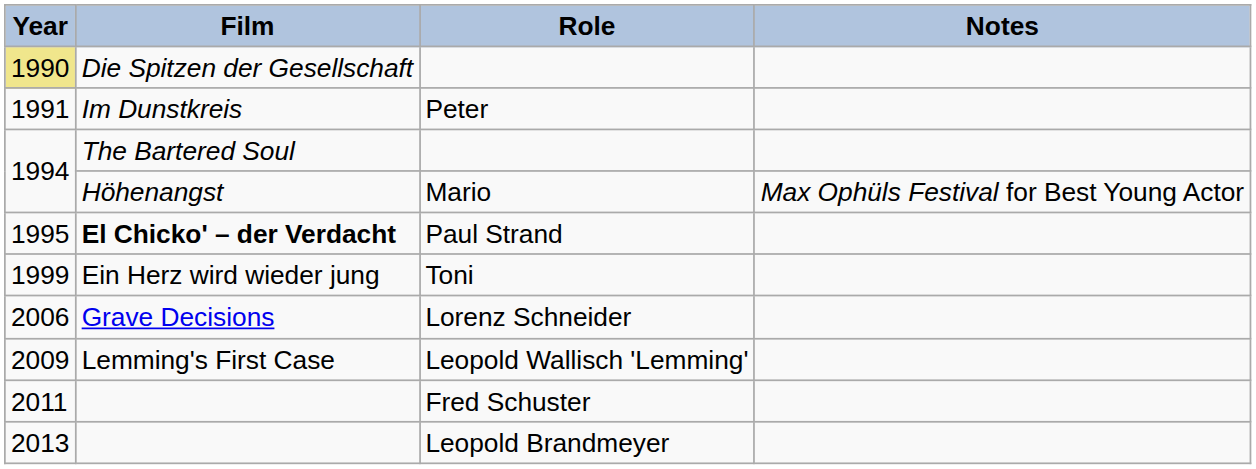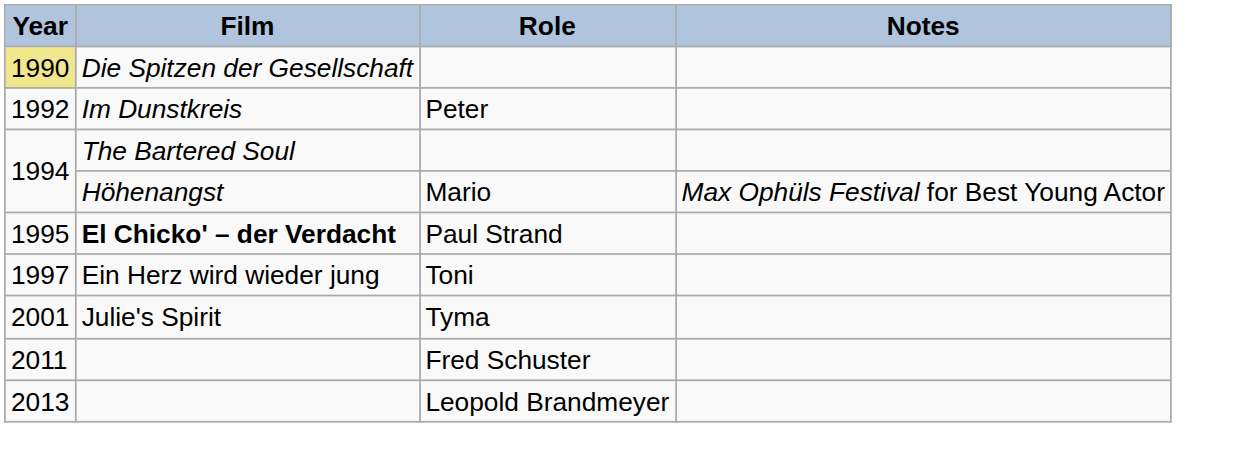(40, 109) 1991 -> (40, 109) 1992
(40, 276) 1999 -> (40, 276) 1997
+ row: (151, 317)
- row: (178, 317)
- row: (208, 359)
